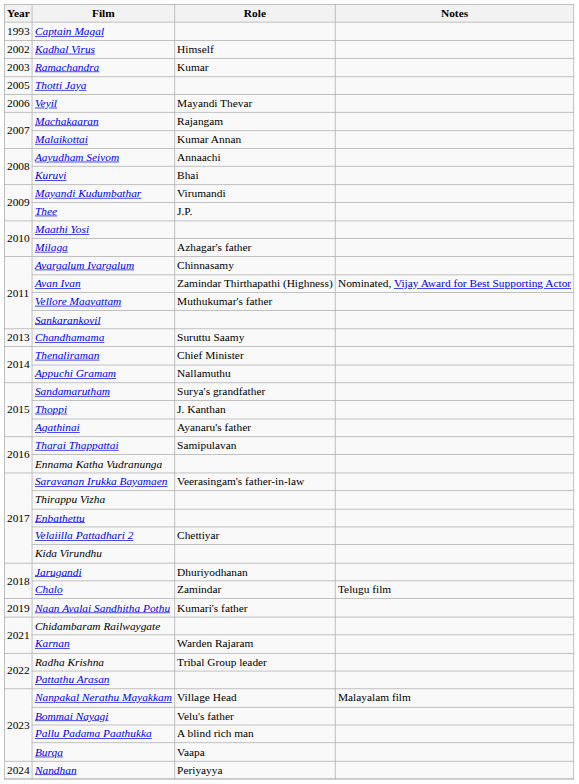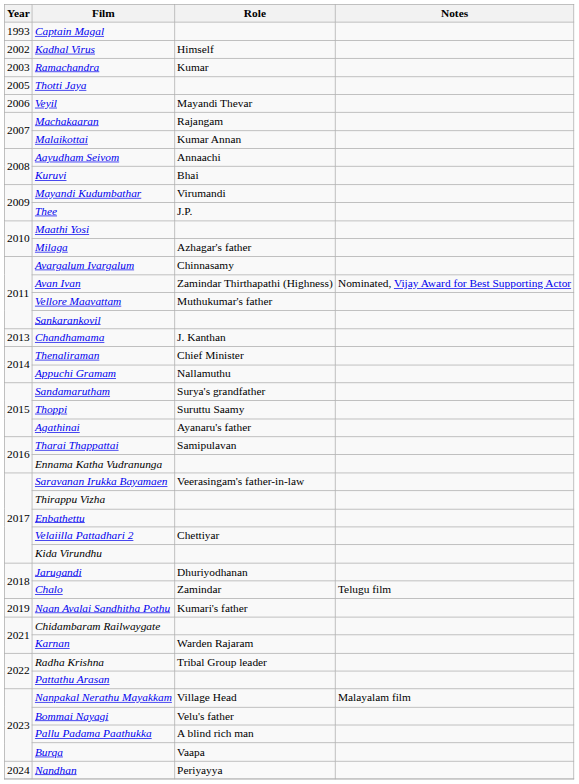(211, 337) Suruttu Saamy -> (201, 337) J. Kanthan
(201, 409) J. Kanthan -> (211, 409) Suruttu Saamy
